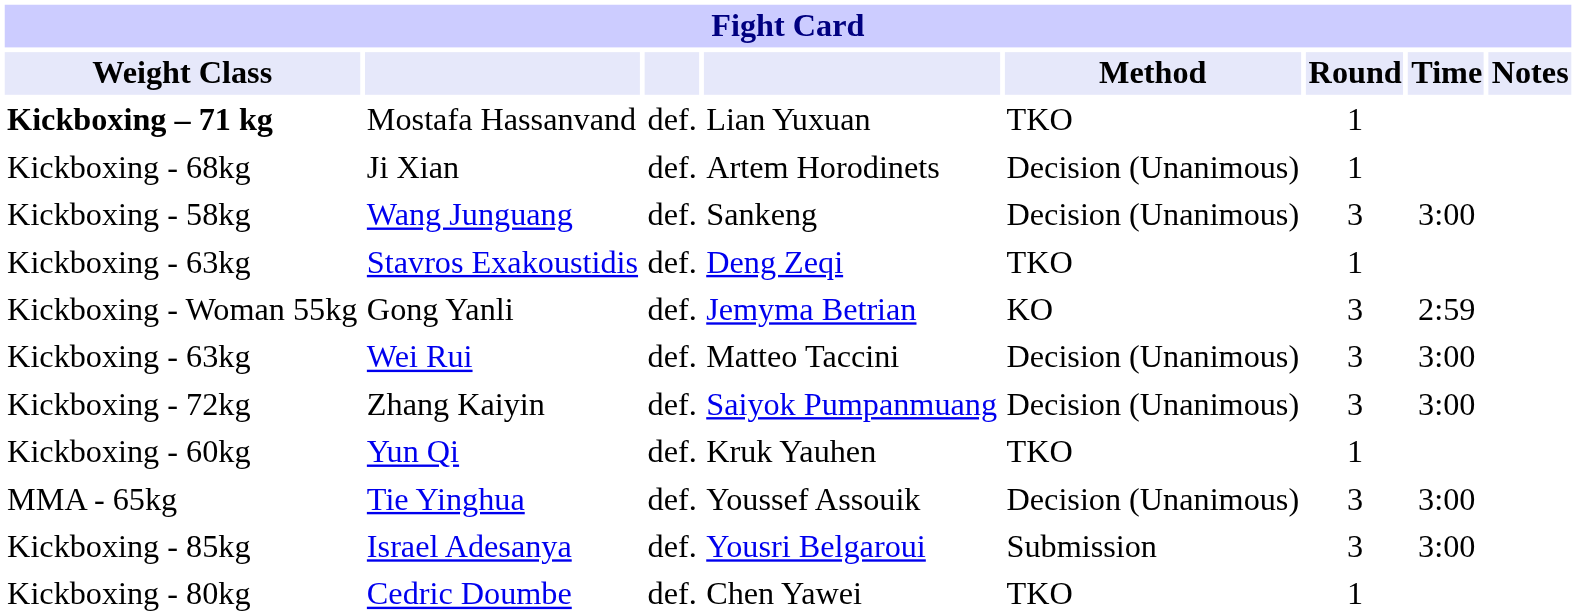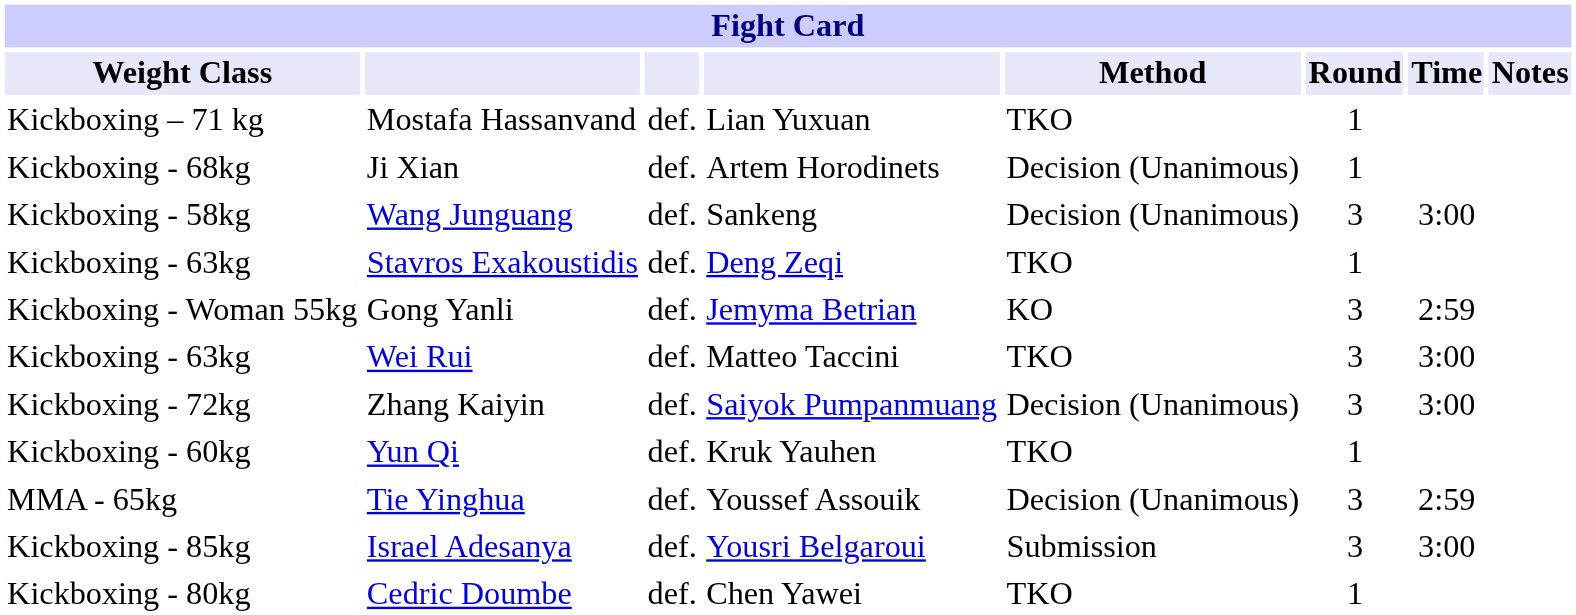(140, 120) bold -> (136, 120) normal
(1153, 357) Decision (Unanimous) -> (1040, 357) TKO
(1447, 499) 3:00 -> (1447, 499) 2:59
